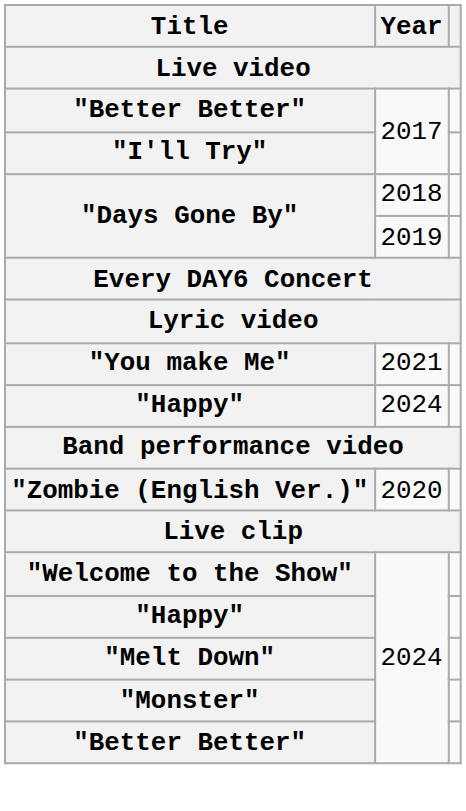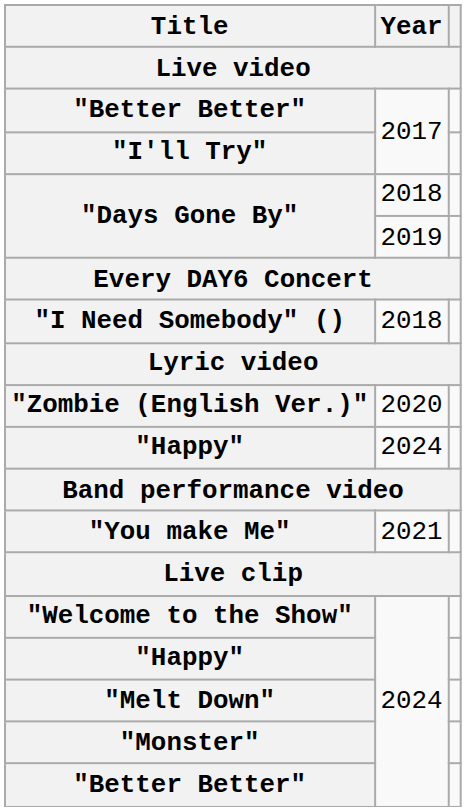+ row: (190, 321)
rows swapped: (190, 490) <-> (190, 363)
